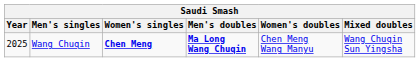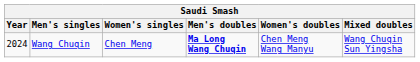(17, 45) 2025 -> (17, 45) 2024
(128, 45) bold -> (128, 45) normal
